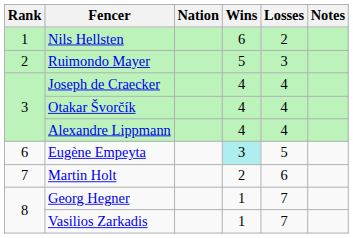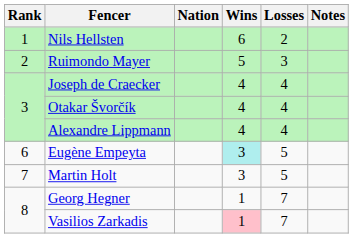(242, 175) 2 -> (242, 175) 3
(284, 175) 6 -> (284, 175) 5
(242, 221) no background -> (242, 221) pink background
